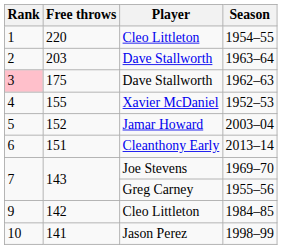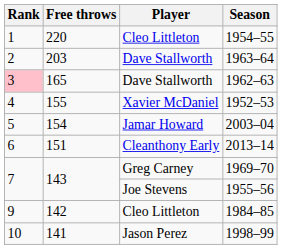(56, 80) 175 -> (56, 80) 165
(56, 124) 152 -> (56, 124) 154
(155, 168) Joe Stevens -> (158, 168) Greg Carney
(158, 189) Greg Carney -> (155, 189) Joe Stevens
